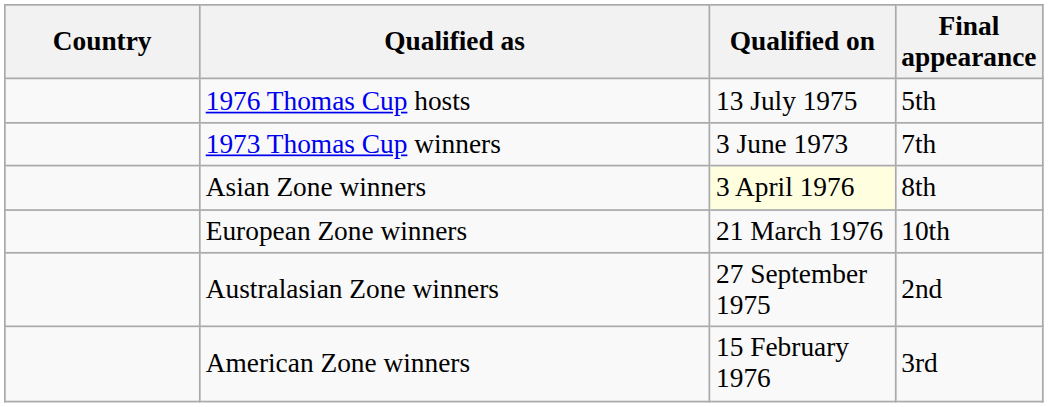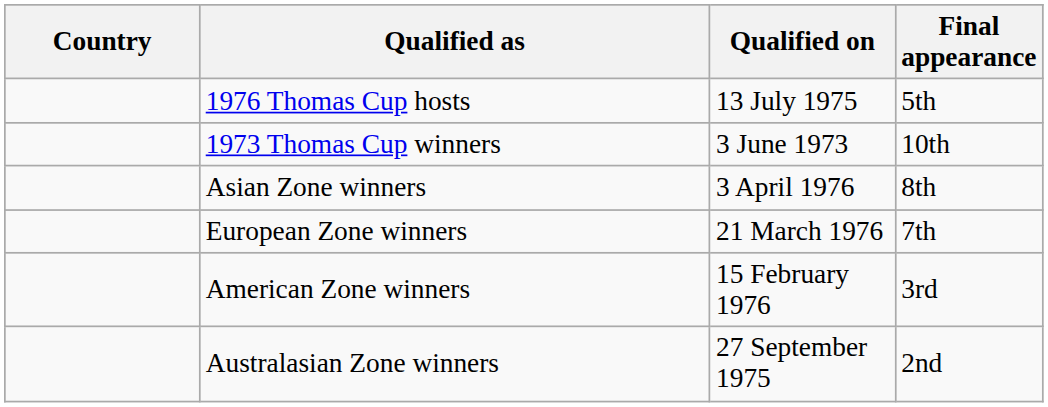(919, 143) 7th -> (926, 143) 10th
(785, 187) lightyellow background -> (785, 187) no background
(926, 230) 10th -> (919, 230) 7th
rows swapped: (338, 363) <-> (352, 289)
